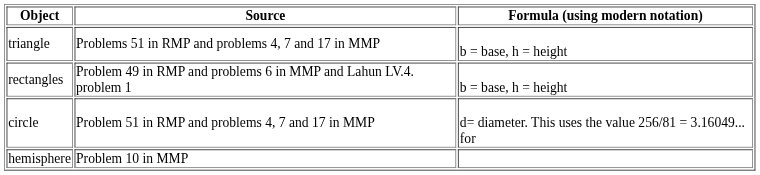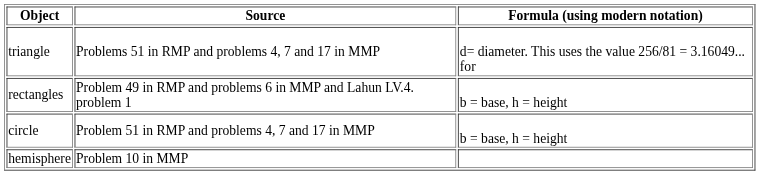(514, 51) b = base, h = height -> (602, 59) d= diameter. This uses the value 256/81 = 3.16049... for
(602, 130) d= diameter. This uses the value 256/81 = 3.16049... for -> (514, 138) b = base, h = height
